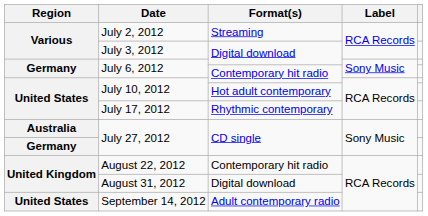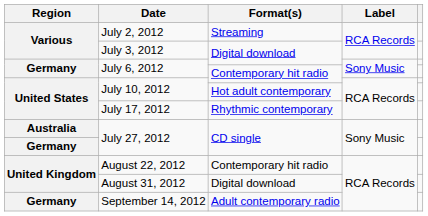(51, 201) United States -> (51, 201) Germany
